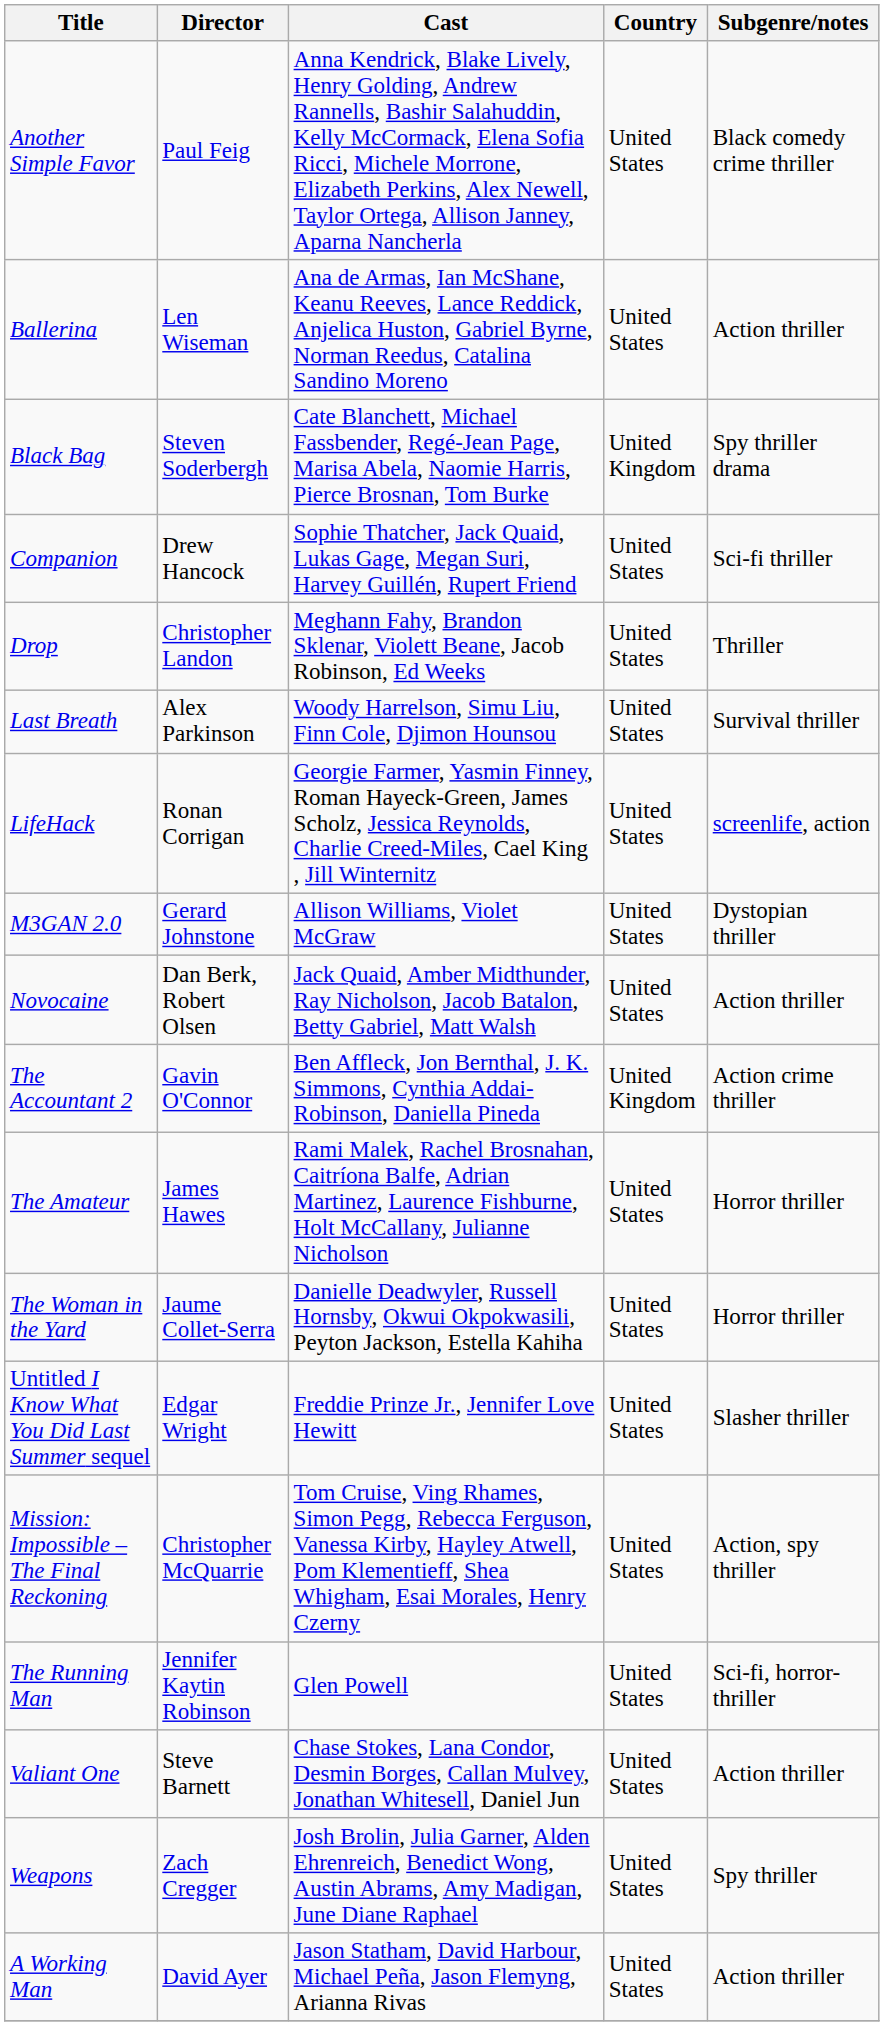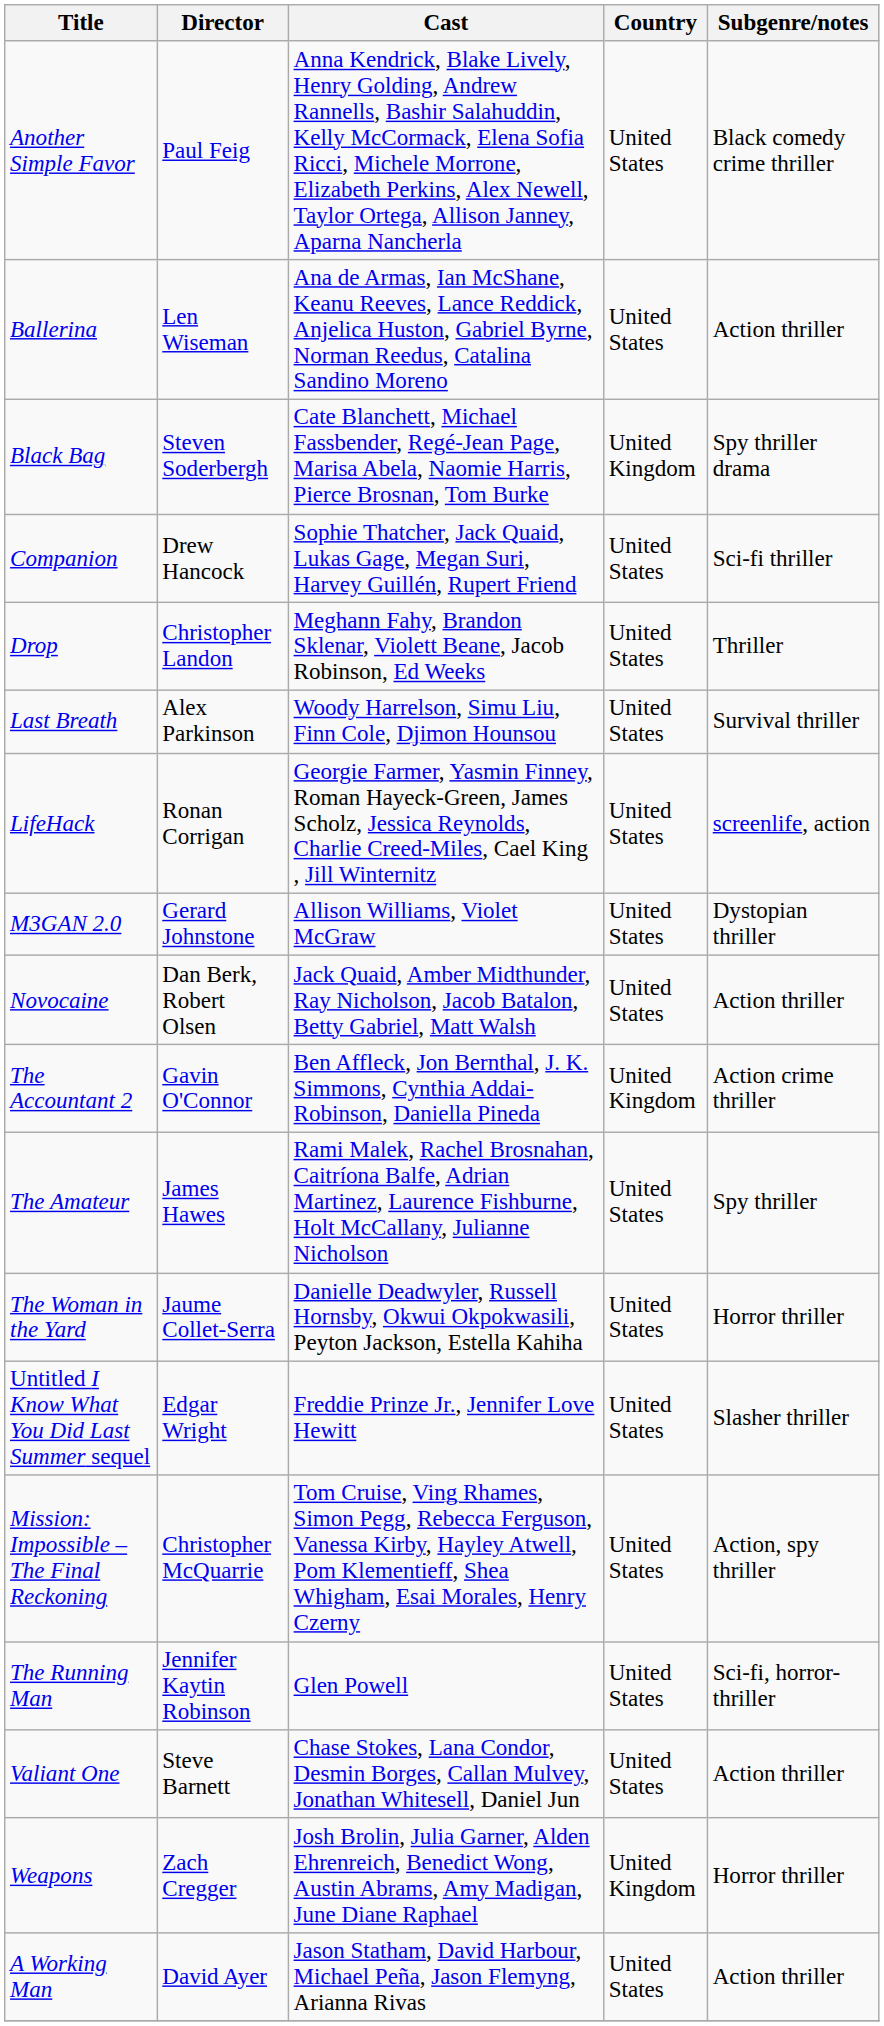(778, 1202) Horror thriller -> (765, 1202) Spy thriller
(640, 1875) United States -> (652, 1875) United Kingdom
(765, 1875) Spy thriller -> (778, 1875) Horror thriller
